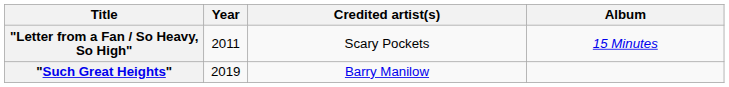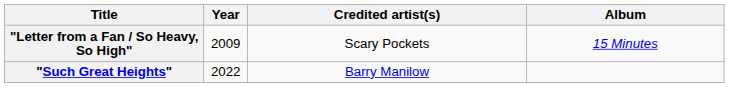(226, 43) 2011 -> (226, 43) 2009
(226, 72) 2019 -> (226, 72) 2022
